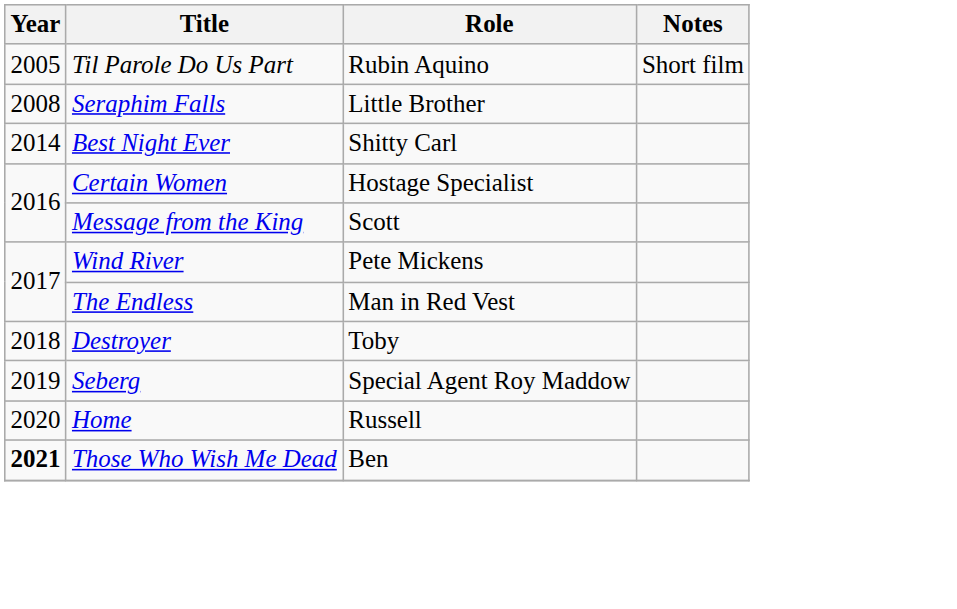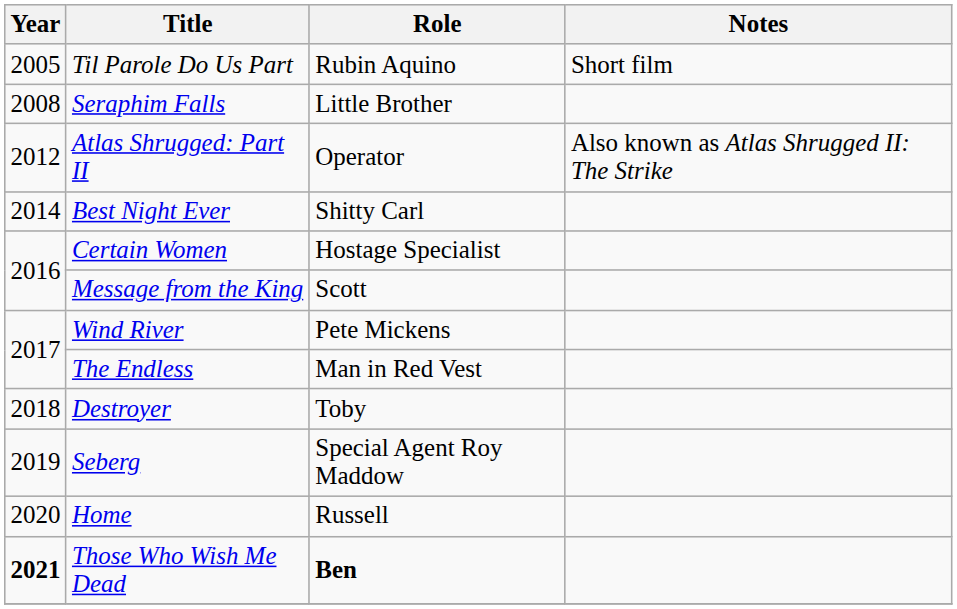+ row: (178, 157)
(368, 459) normal -> (336, 569) bold
